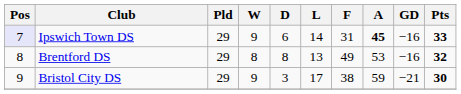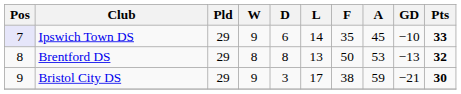(347, 36) 31 -> (347, 36) 35
(378, 36) bold -> (378, 36) normal
(409, 36) −16 -> (409, 36) −10
(347, 57) 49 -> (347, 57) 50
(409, 57) −16 -> (409, 57) −13
